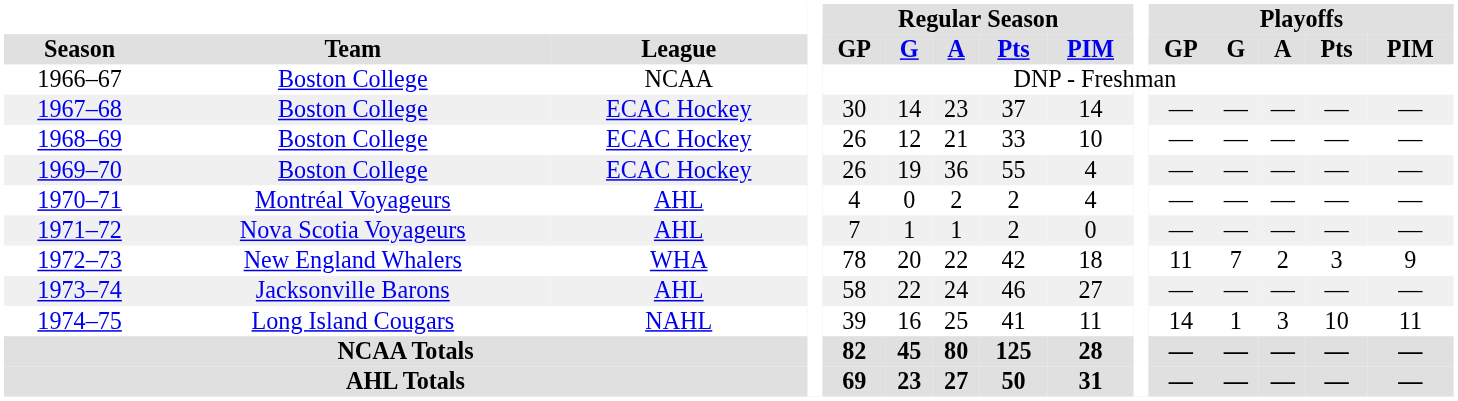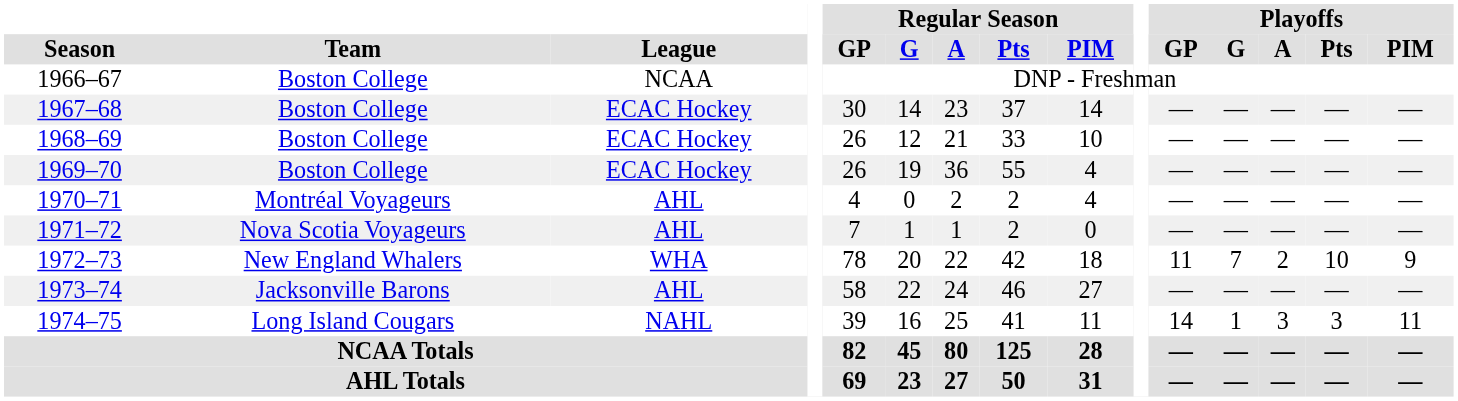(1337, 260) 3 -> (1337, 260) 10
(1337, 320) 10 -> (1337, 320) 3
